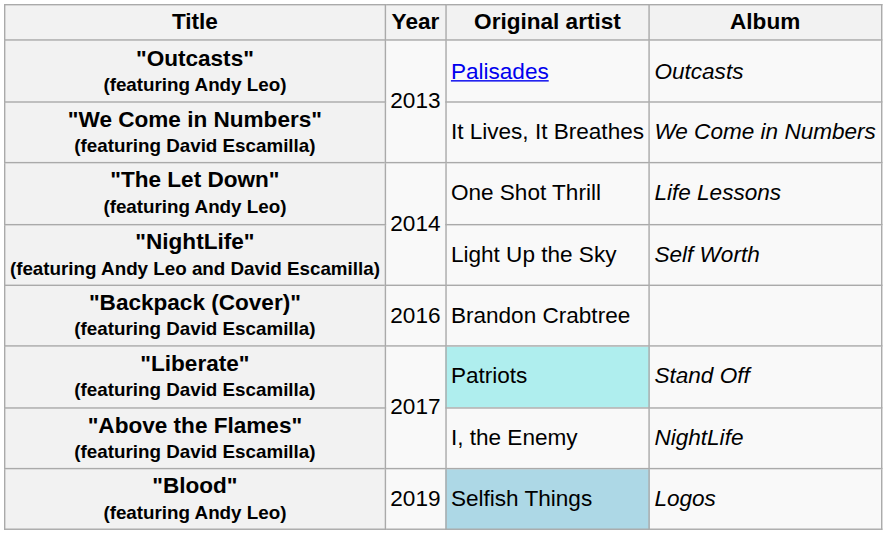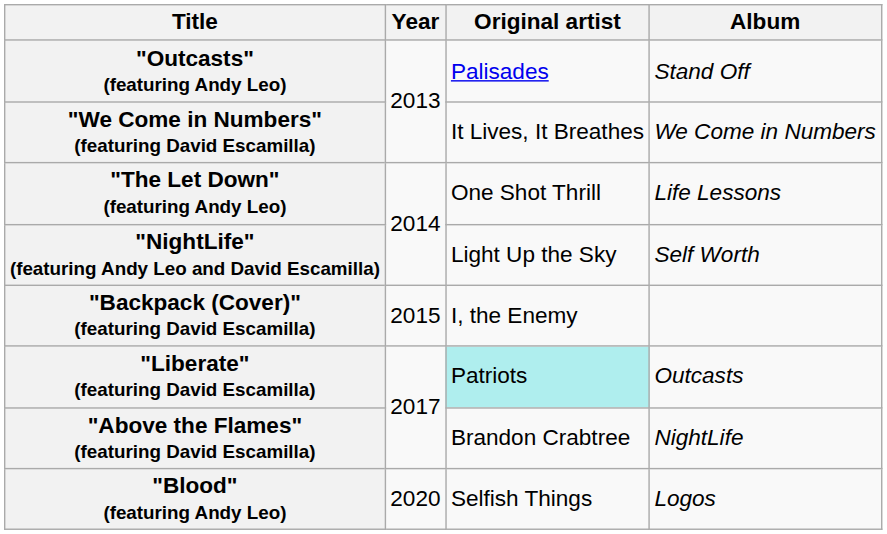(699, 70) Outcasts -> (702, 70) Stand Off
(415, 315) 2016 -> (415, 315) 2015
(541, 315) Brandon Crabtree -> (514, 315) I, the Enemy
(702, 376) Stand Off -> (699, 376) Outcasts
(514, 437) I, the Enemy -> (541, 437) Brandon Crabtree
(415, 498) 2019 -> (415, 498) 2020
(522, 498) lightblue background -> (522, 498) no background
